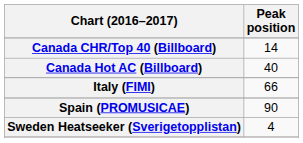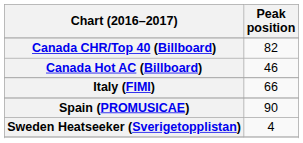(271, 48) 14 -> (271, 48) 82
(271, 68) 40 -> (271, 68) 46
